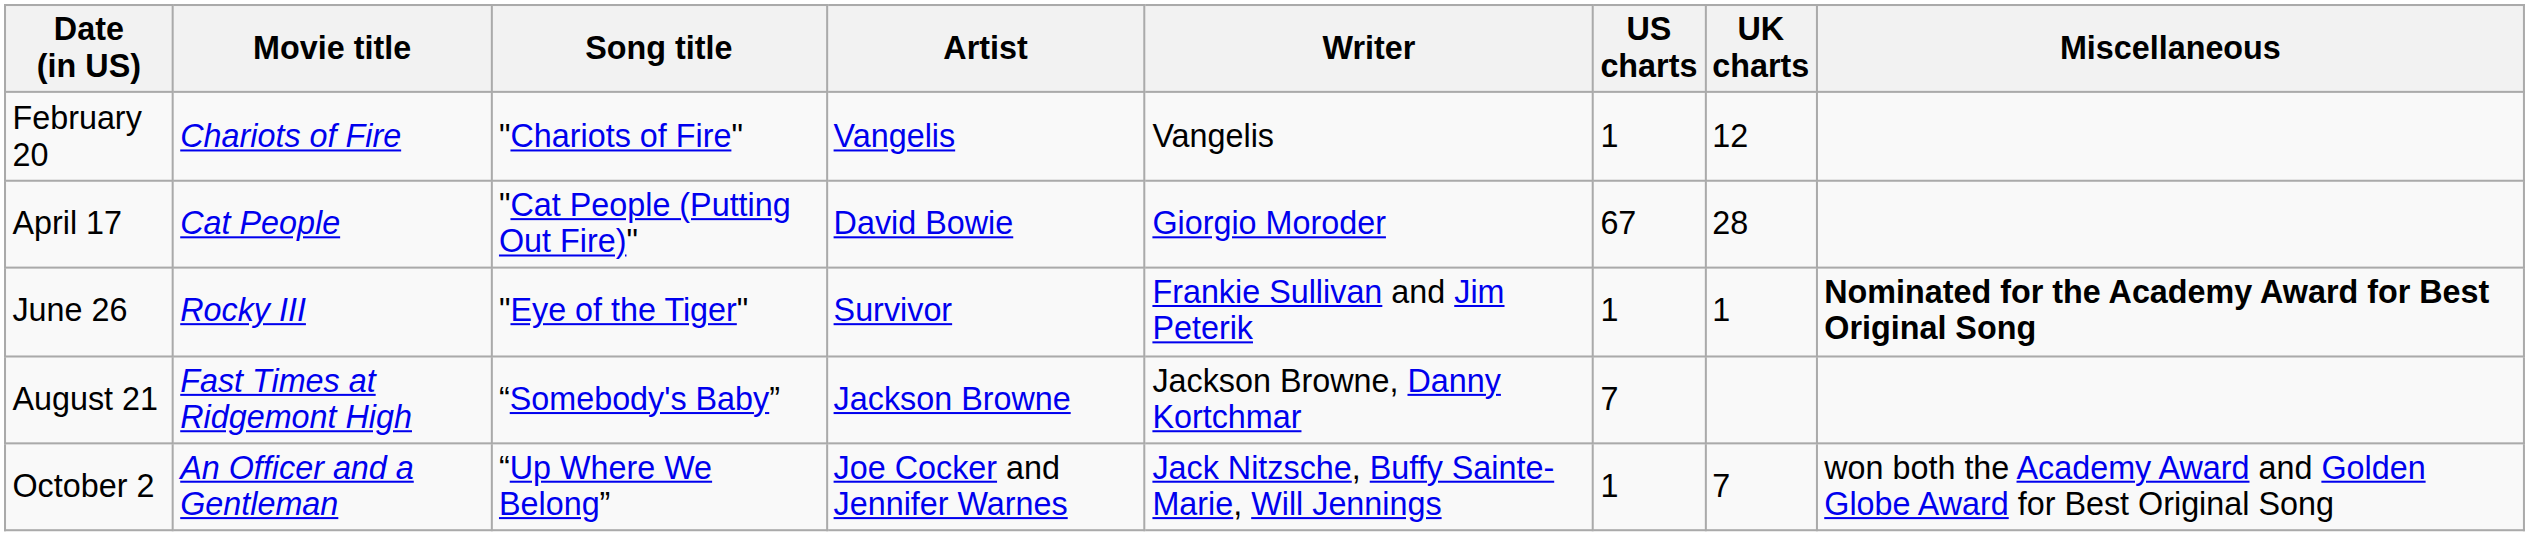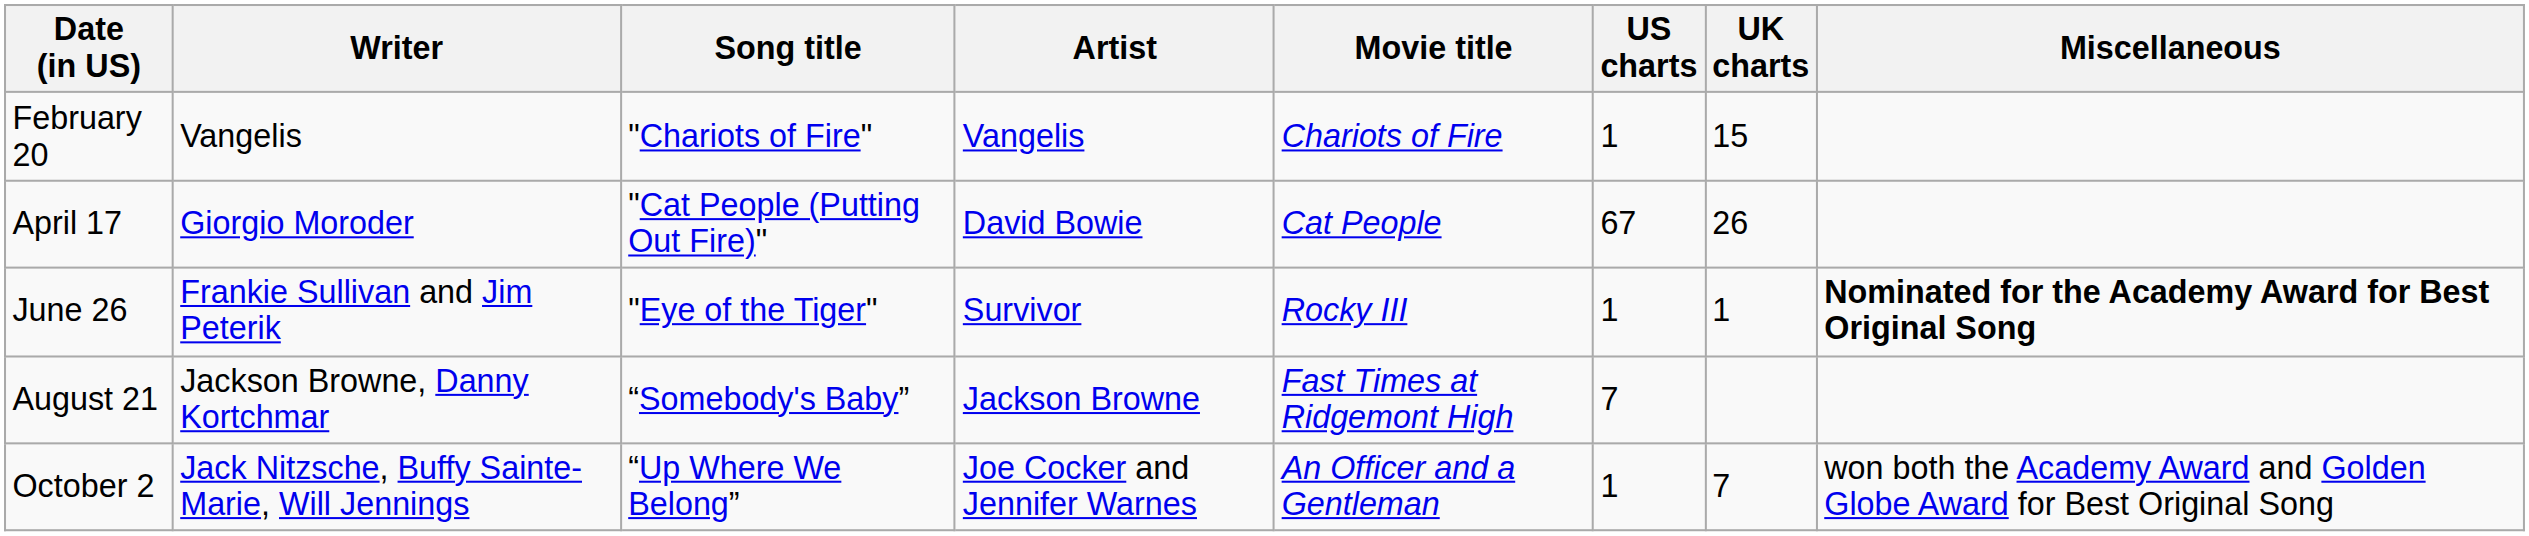columns swapped: (332, 48) <-> (1369, 48)
(1730, 135) 12 -> (1730, 135) 15
(1730, 223) 28 -> (1730, 223) 26
